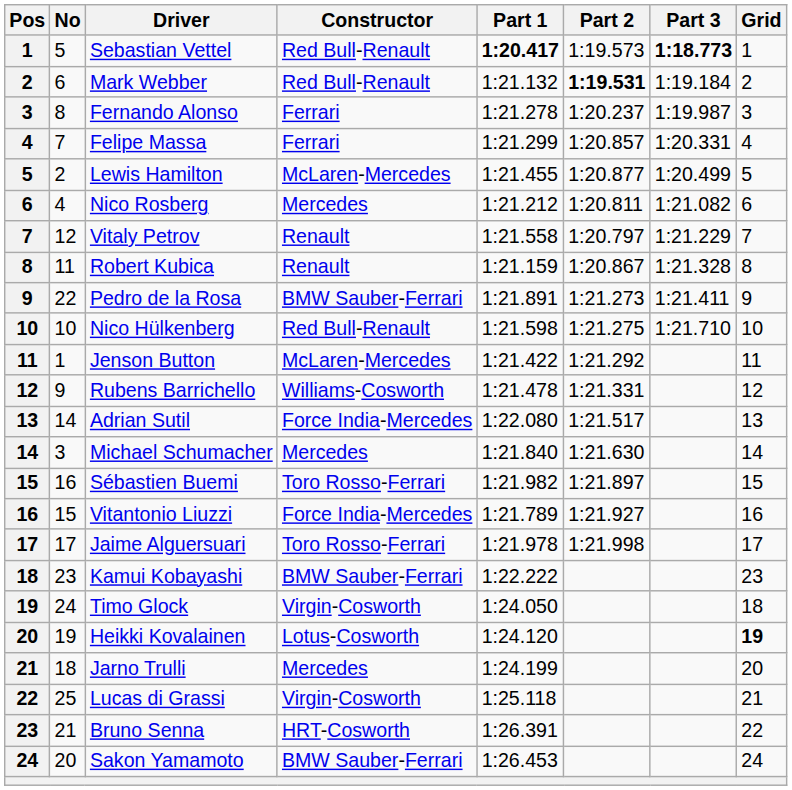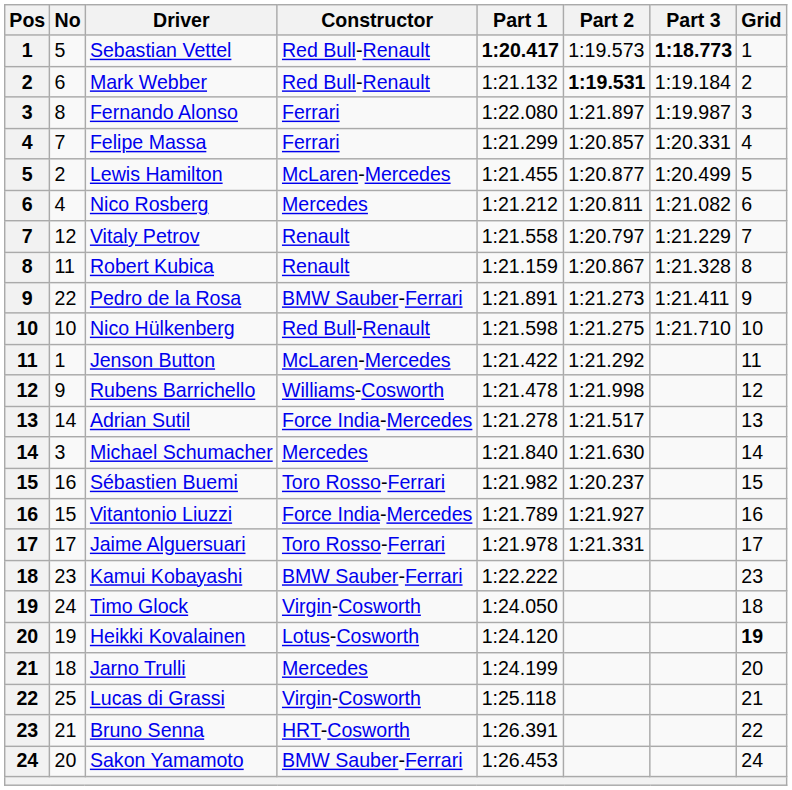(520, 112) 1:21.278 -> (520, 112) 1:22.080
(606, 112) 1:20.237 -> (606, 112) 1:21.897
(606, 390) 1:21.331 -> (606, 390) 1:21.998
(520, 421) 1:22.080 -> (520, 421) 1:21.278
(606, 483) 1:21.897 -> (606, 483) 1:20.237
(606, 545) 1:21.998 -> (606, 545) 1:21.331
